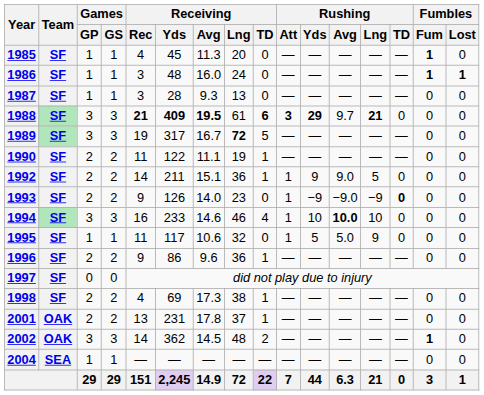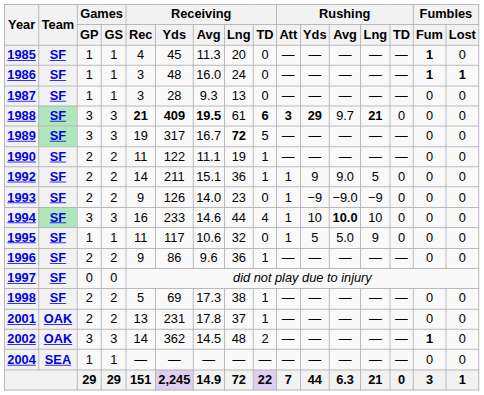(401, 197) bold -> (401, 197) normal
(239, 217) 46 -> (239, 217) 44
(141, 298) 4 -> (141, 298) 5
